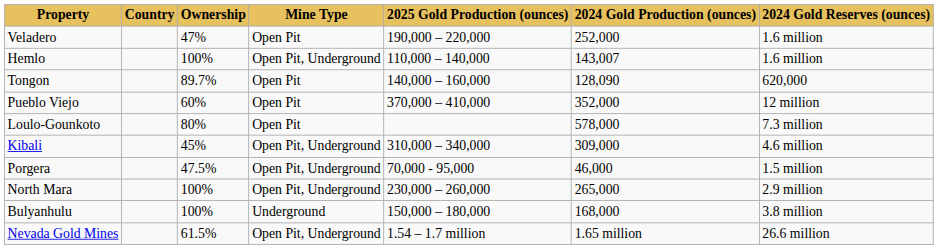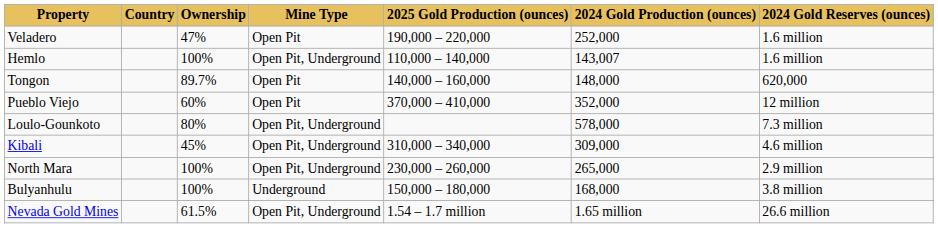(597, 80) 128,090 -> (597, 80) 148,000
(276, 124) Open Pit -> (316, 124) Open Pit, Underground
- row: (29, 168)
